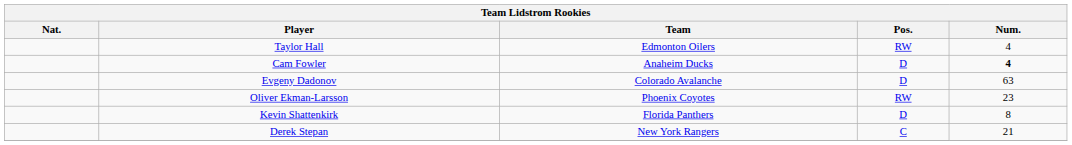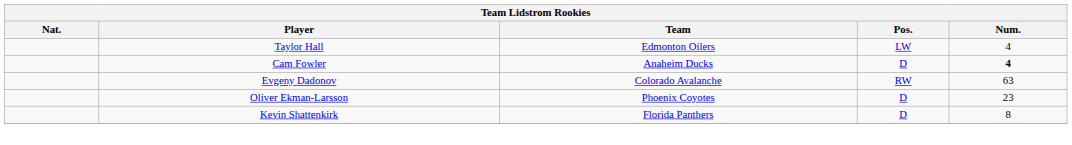(903, 47) RW -> (903, 47) LW
(903, 81) D -> (903, 81) RW
(903, 98) RW -> (903, 98) D
- row: (299, 132)
